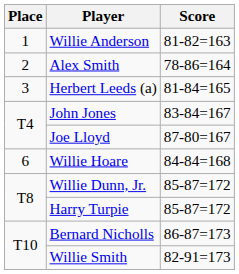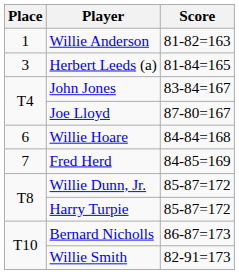- row: (84, 64)
+ row: (81, 161)
